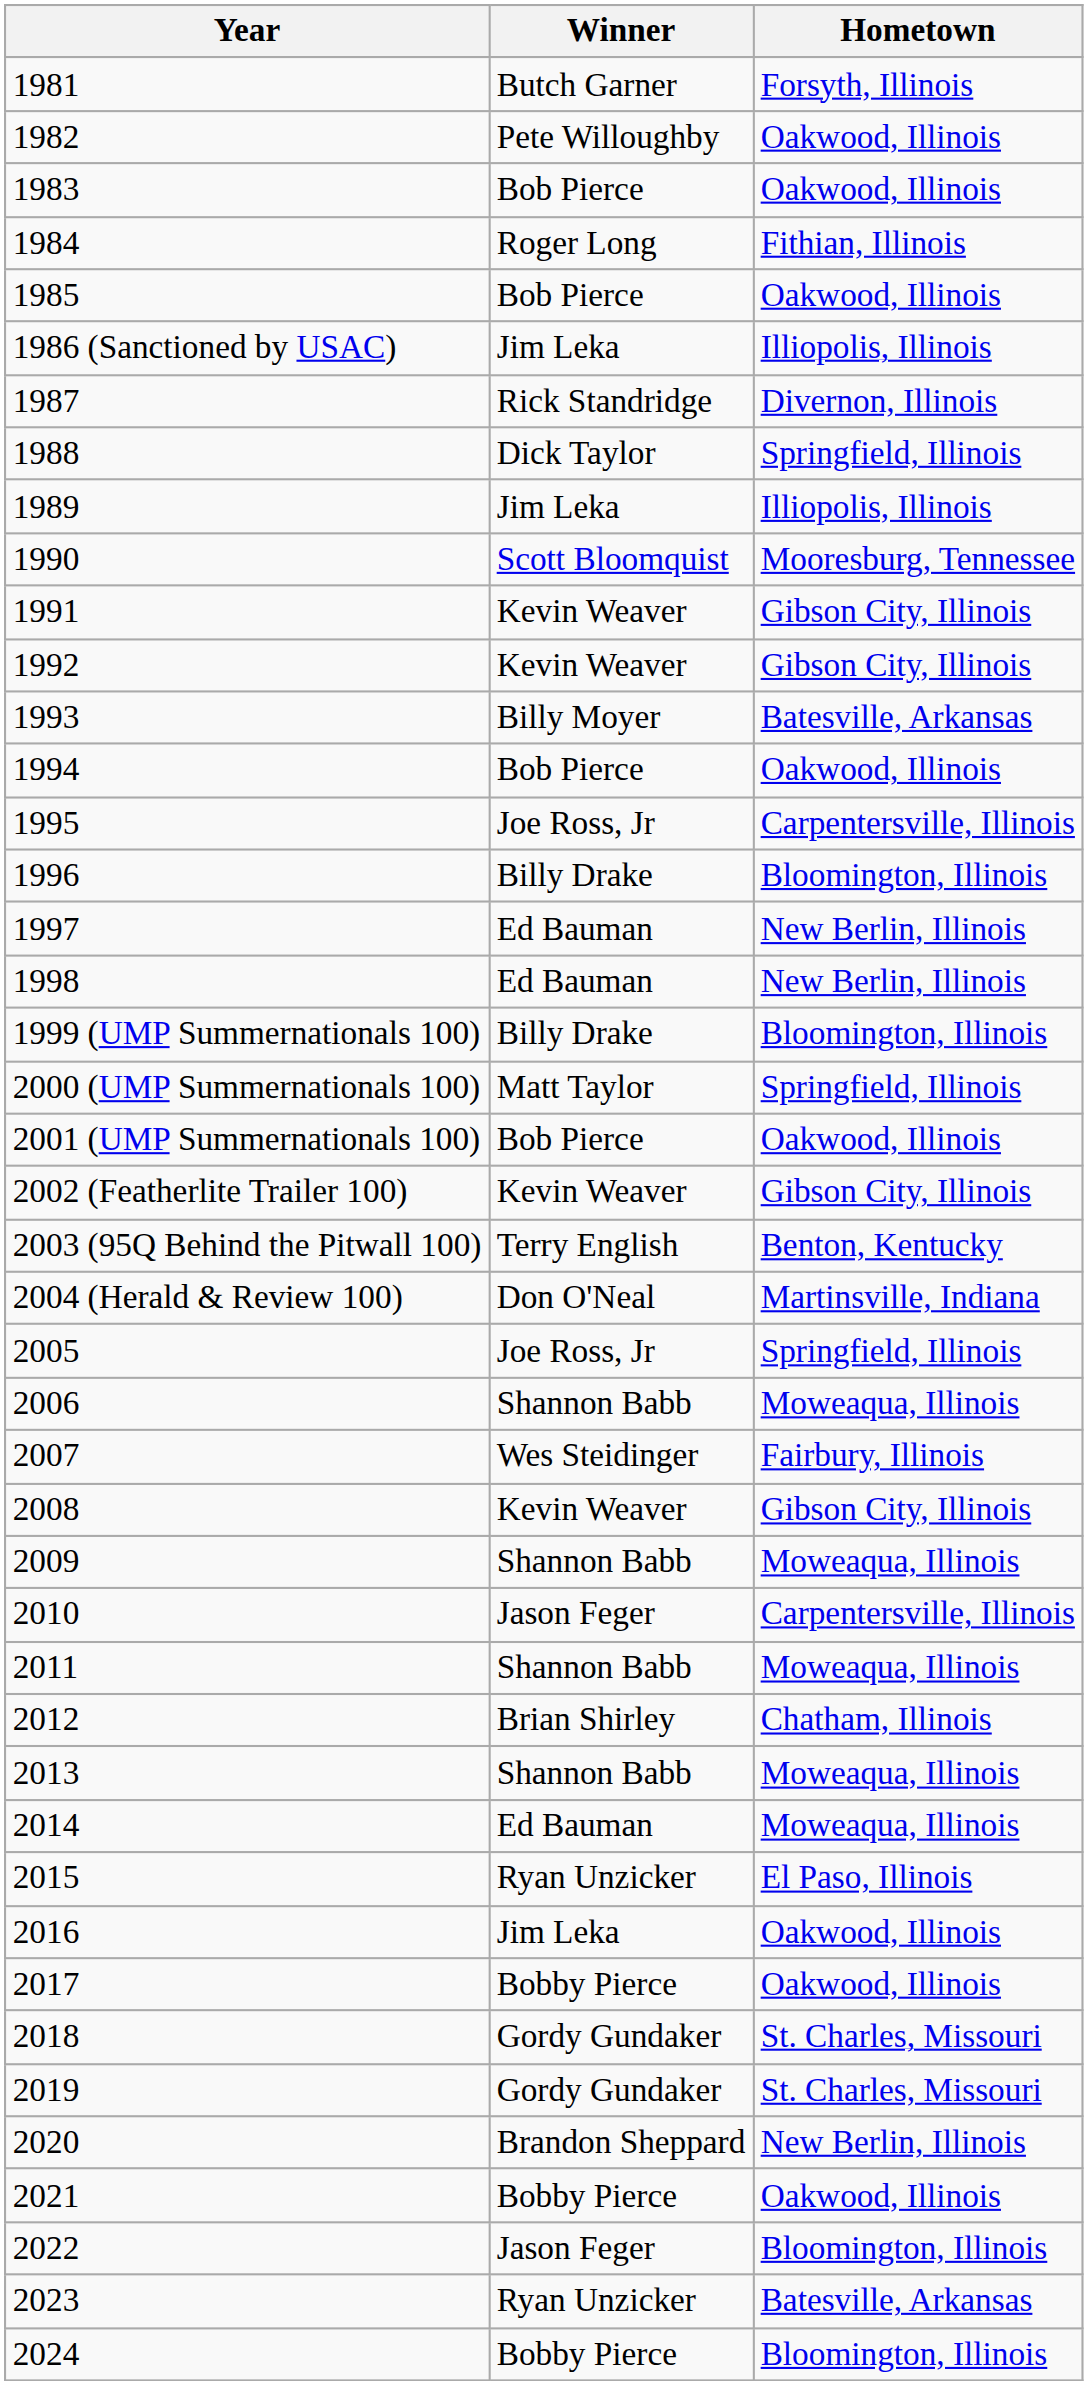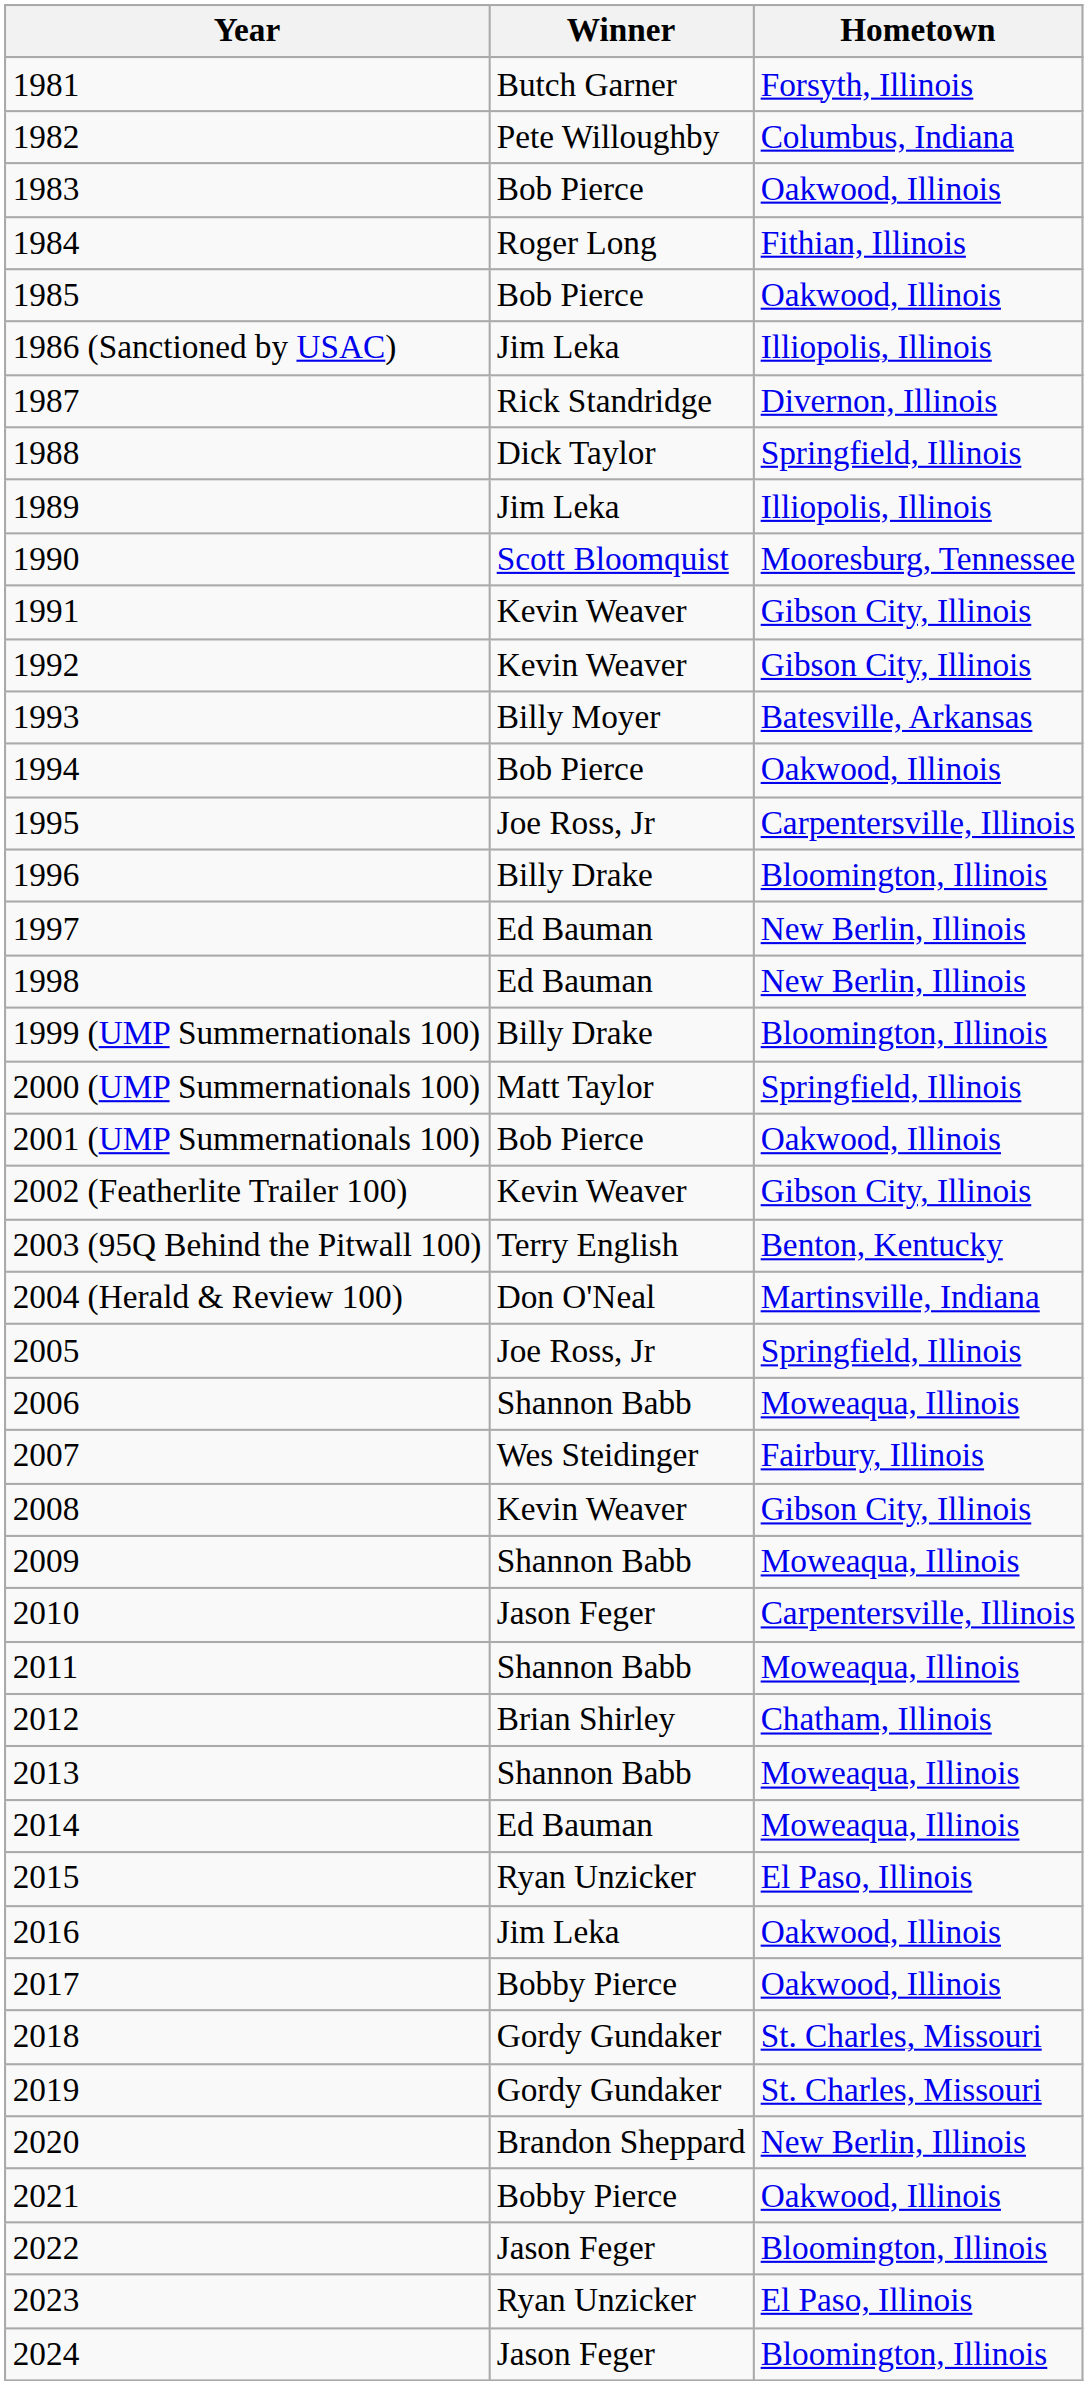(881, 136) Oakwood, Illinois -> (887, 136) Columbus, Indiana
(897, 2300) Batesville, Arkansas -> (867, 2300) El Paso, Illinois
(587, 2353) Bobby Pierce -> (576, 2353) Jason Feger
